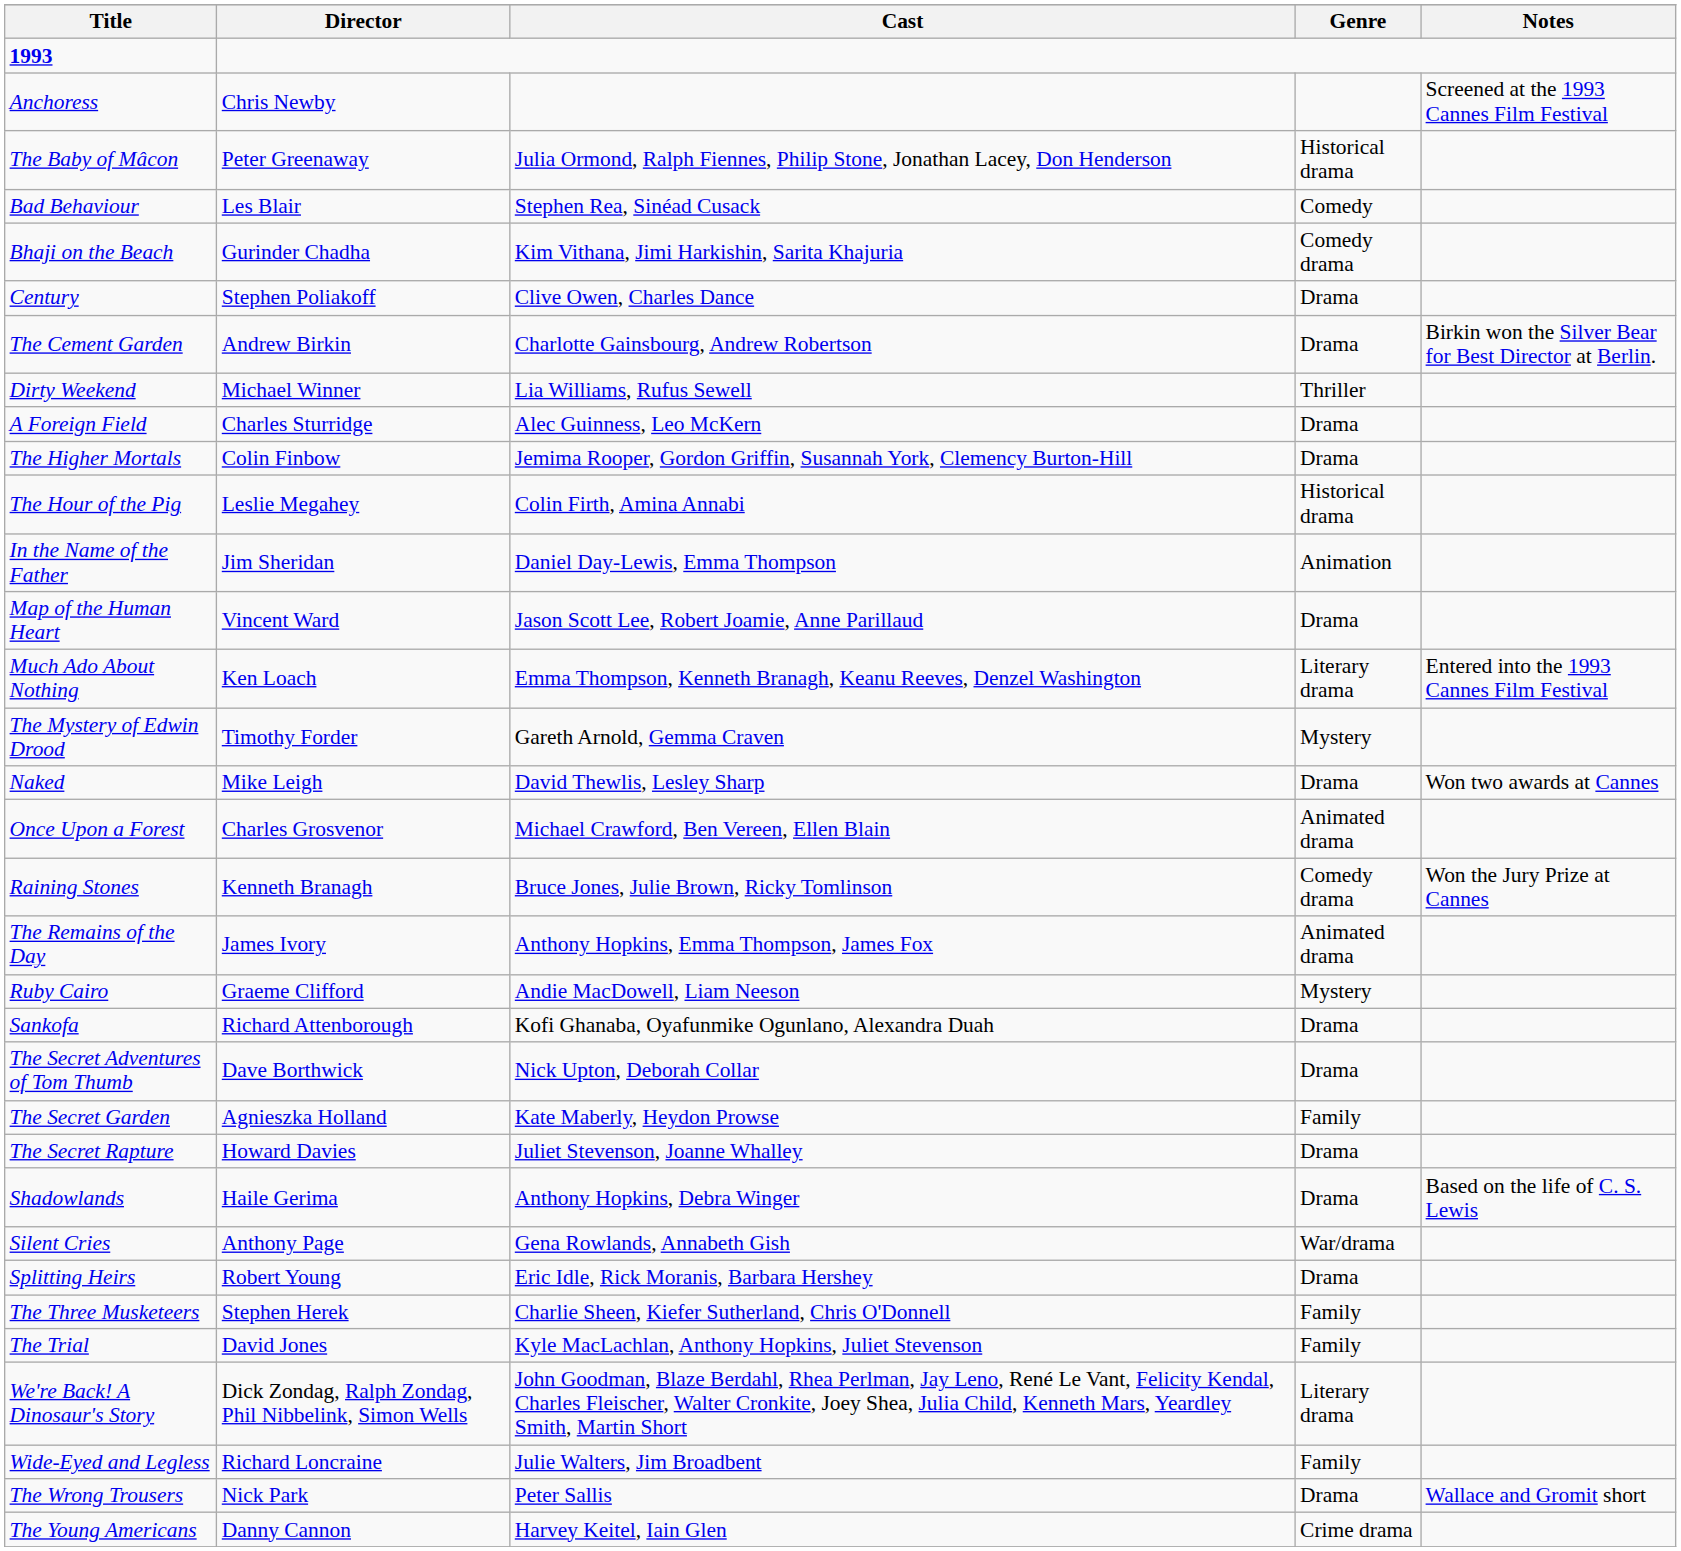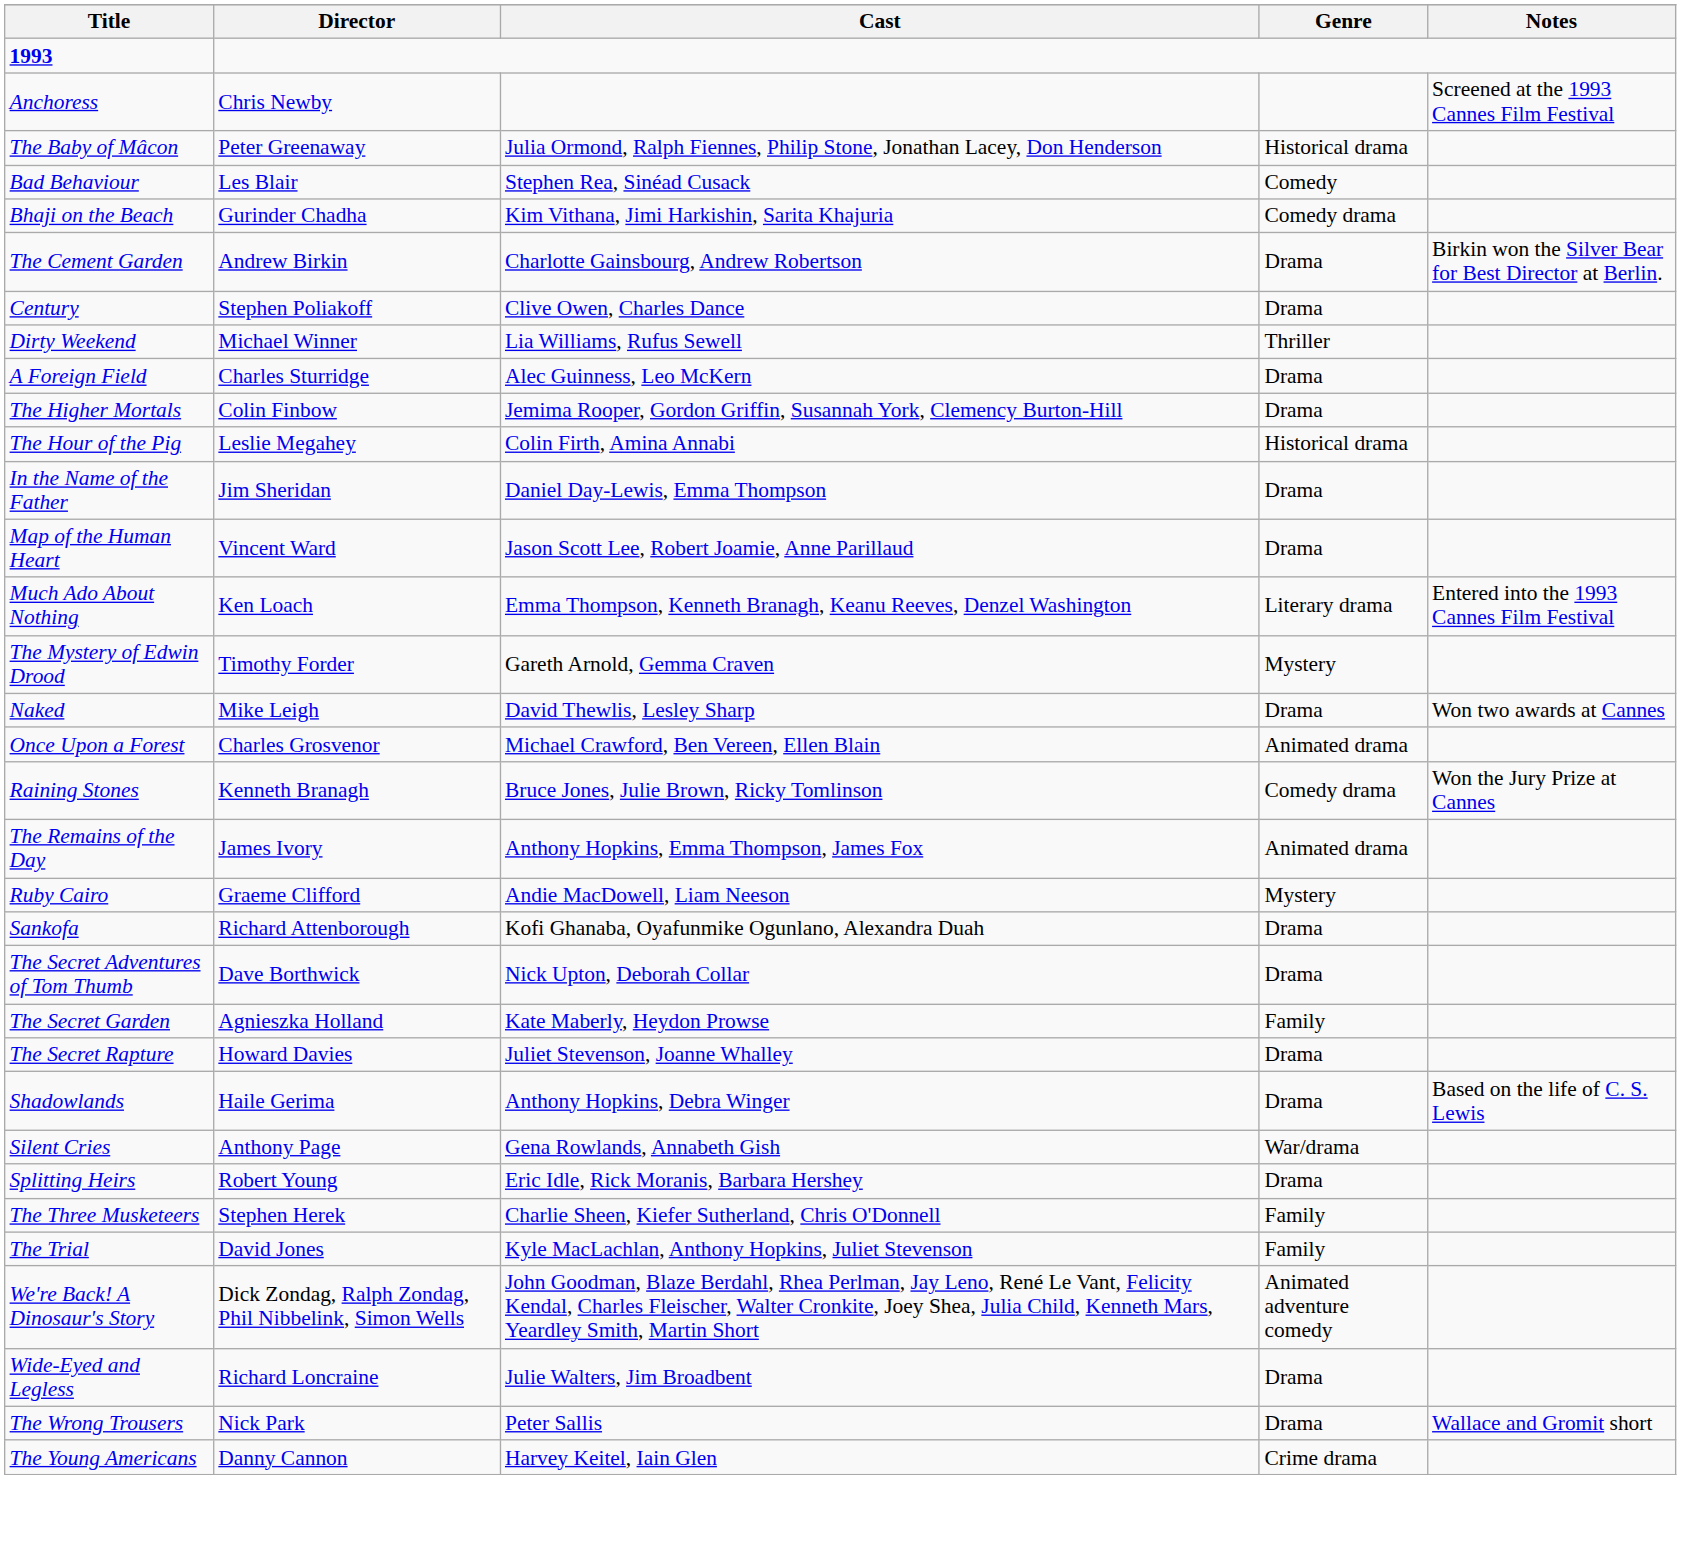rows swapped: (96, 343) <-> (44, 297)
(1346, 562) Animation -> (1294, 489) Drama
(1335, 1403) Literary drama -> (1307, 1306) Animated adventure comedy
(1330, 1461) Family -> (1294, 1377) Drama
